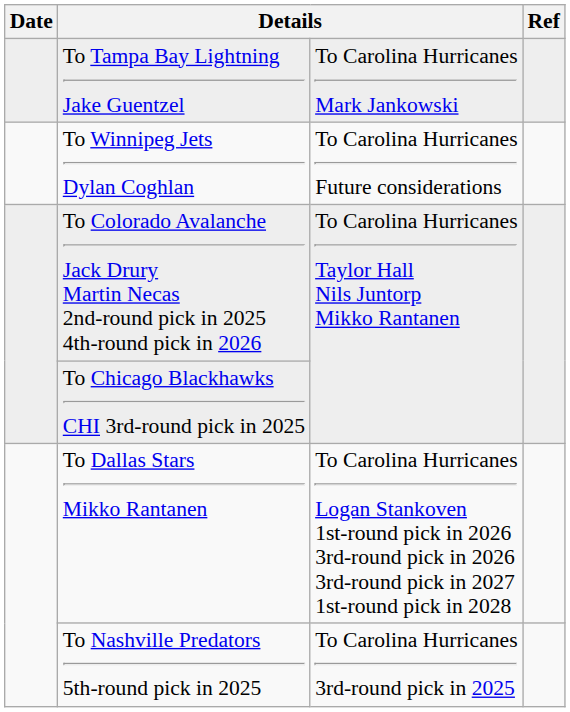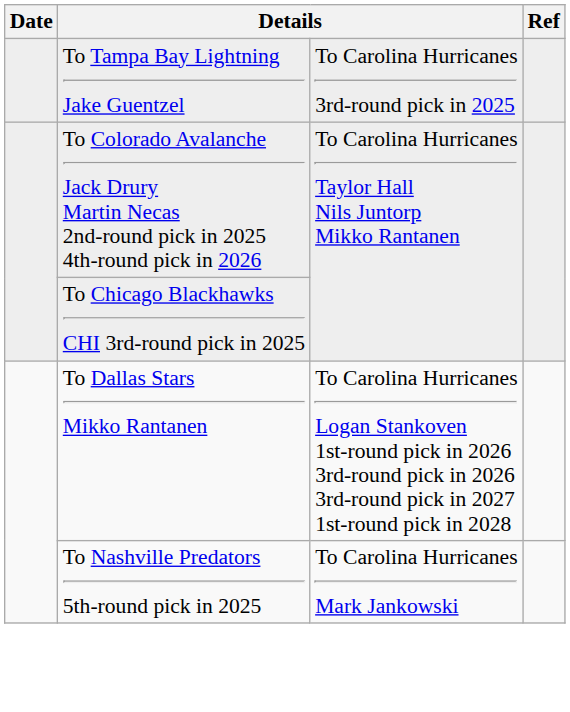(416, 80) To Carolina Hurricanes Mark Jankowski -> (416, 80) To Carolina Hurricanes 3rd-round pick in 2025
- row: (184, 163)
(416, 664) To Carolina Hurricanes 3rd-round pick in 2025 -> (416, 581) To Carolina Hurricanes Mark Jankowski
